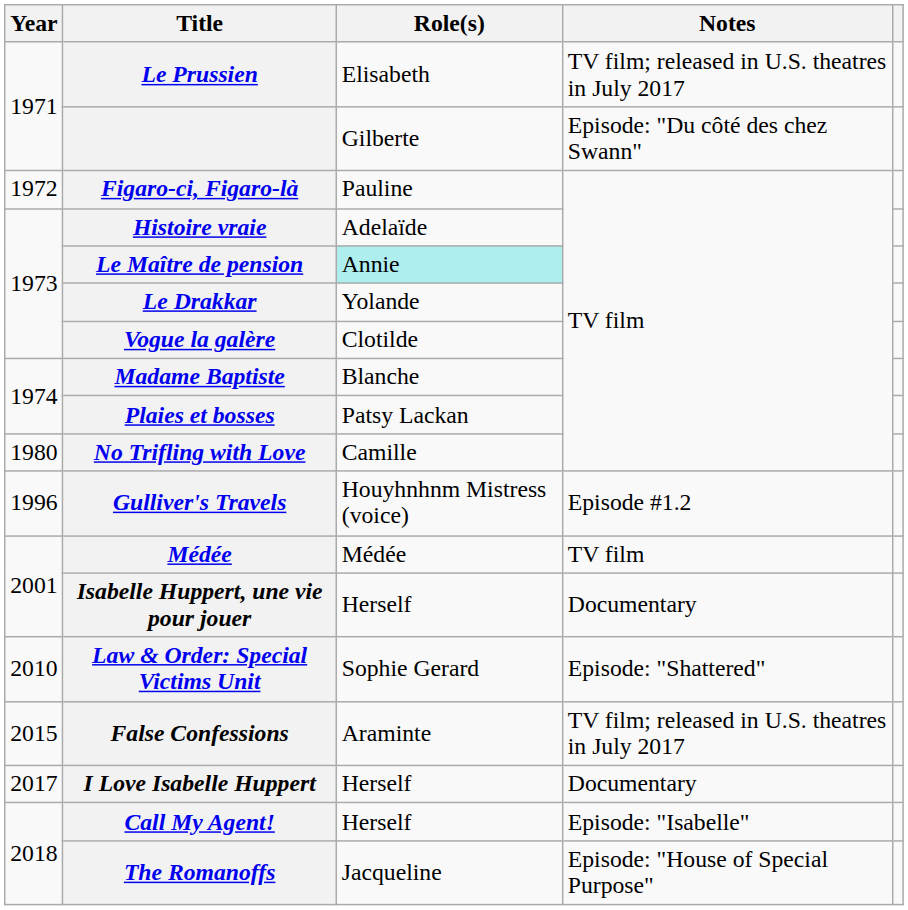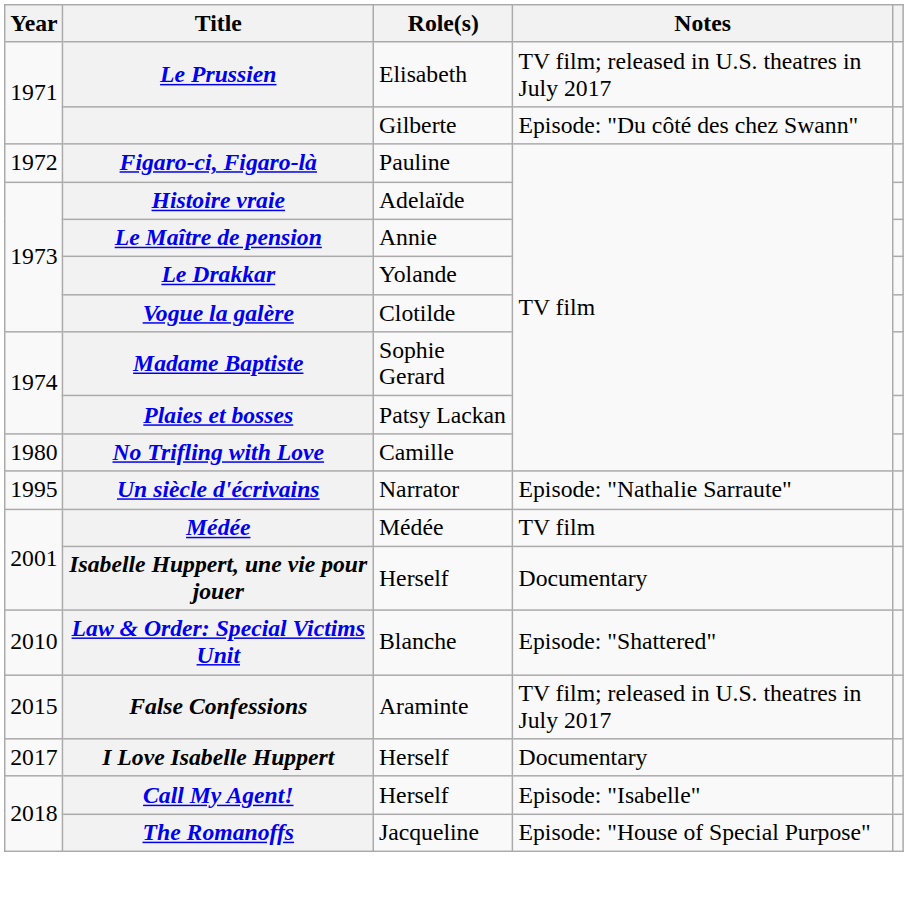(371, 264) paleturquoise background -> (408, 237) no background
(381, 376) Blanche -> (412, 363) Sophie Gerard
+ row: (218, 489)
- row: (200, 502)
(410, 668) Sophie Gerard -> (418, 642) Blanche
